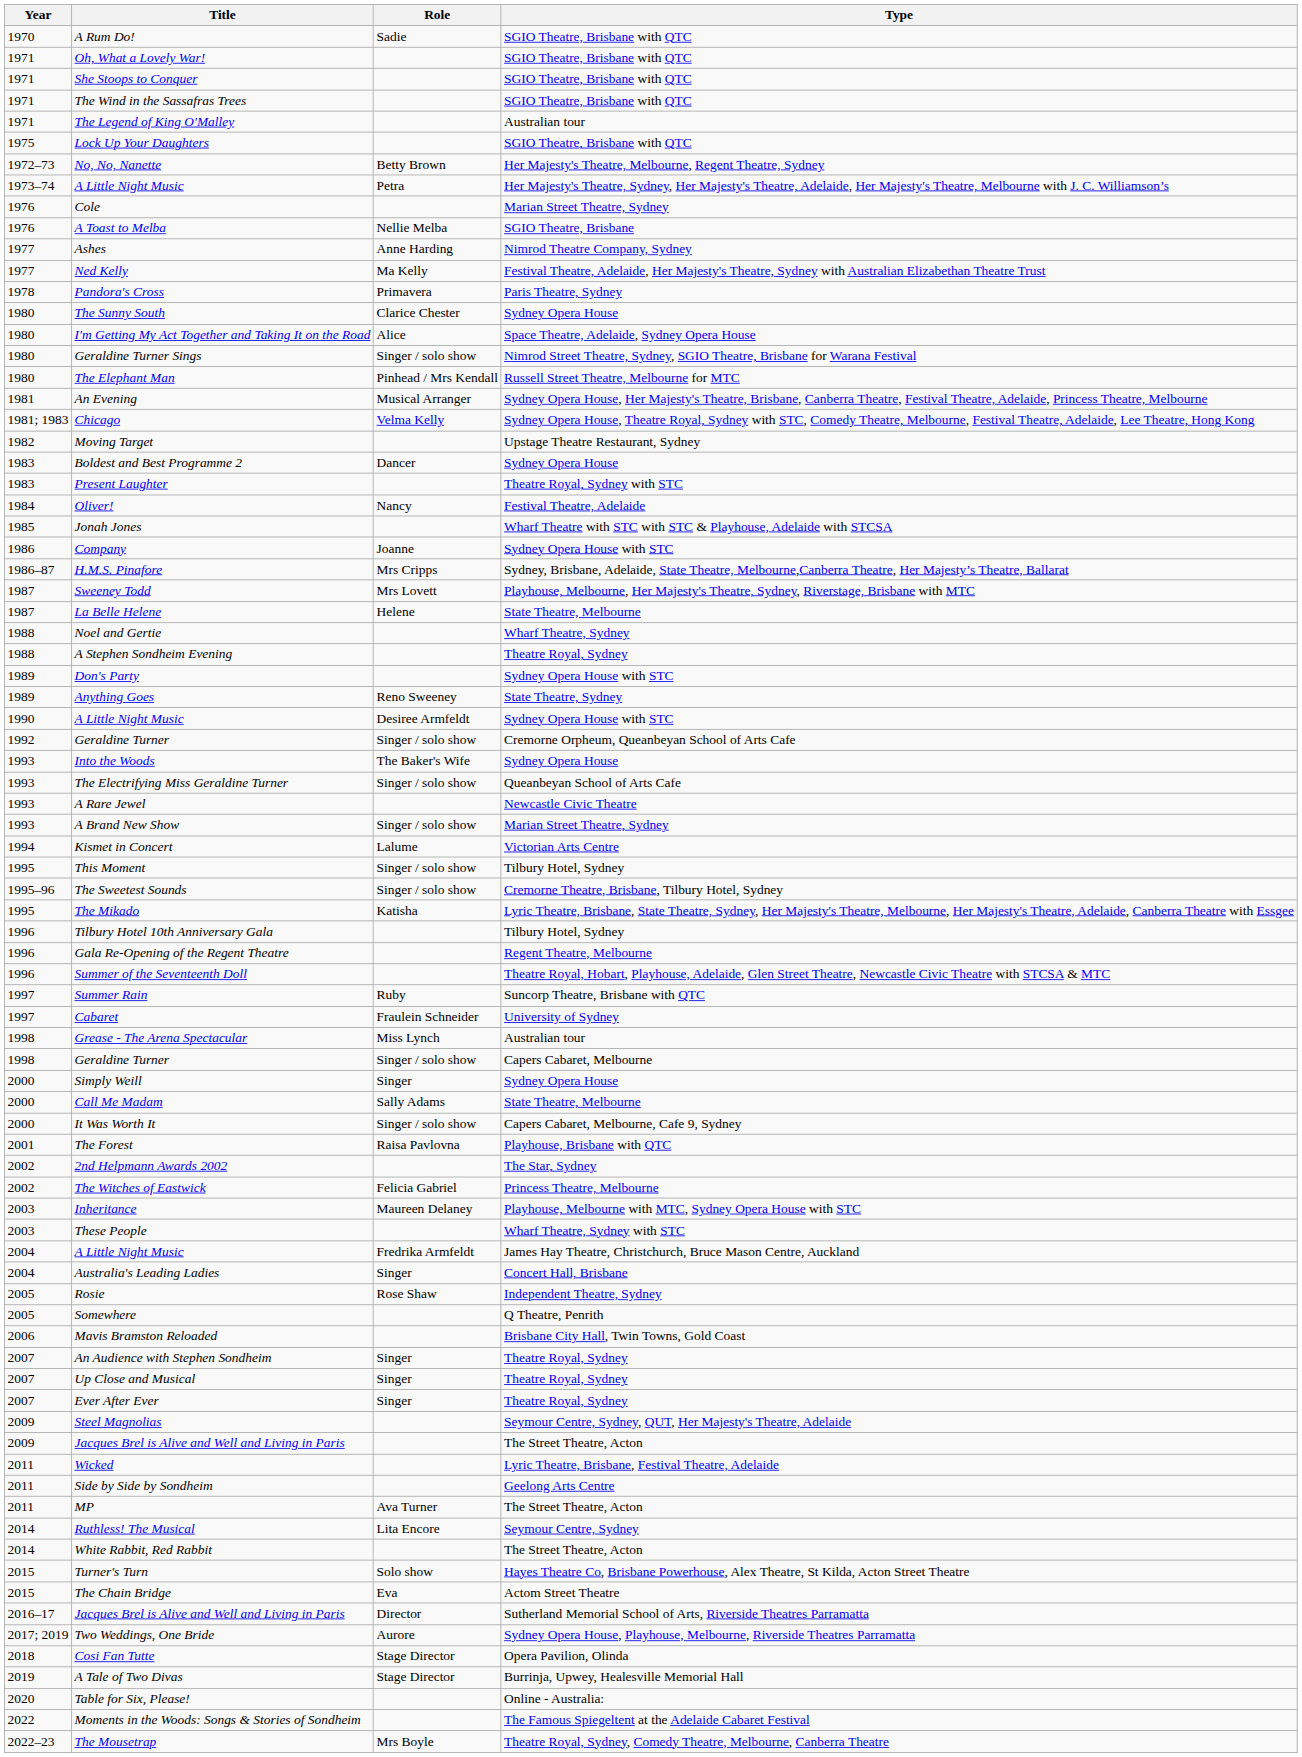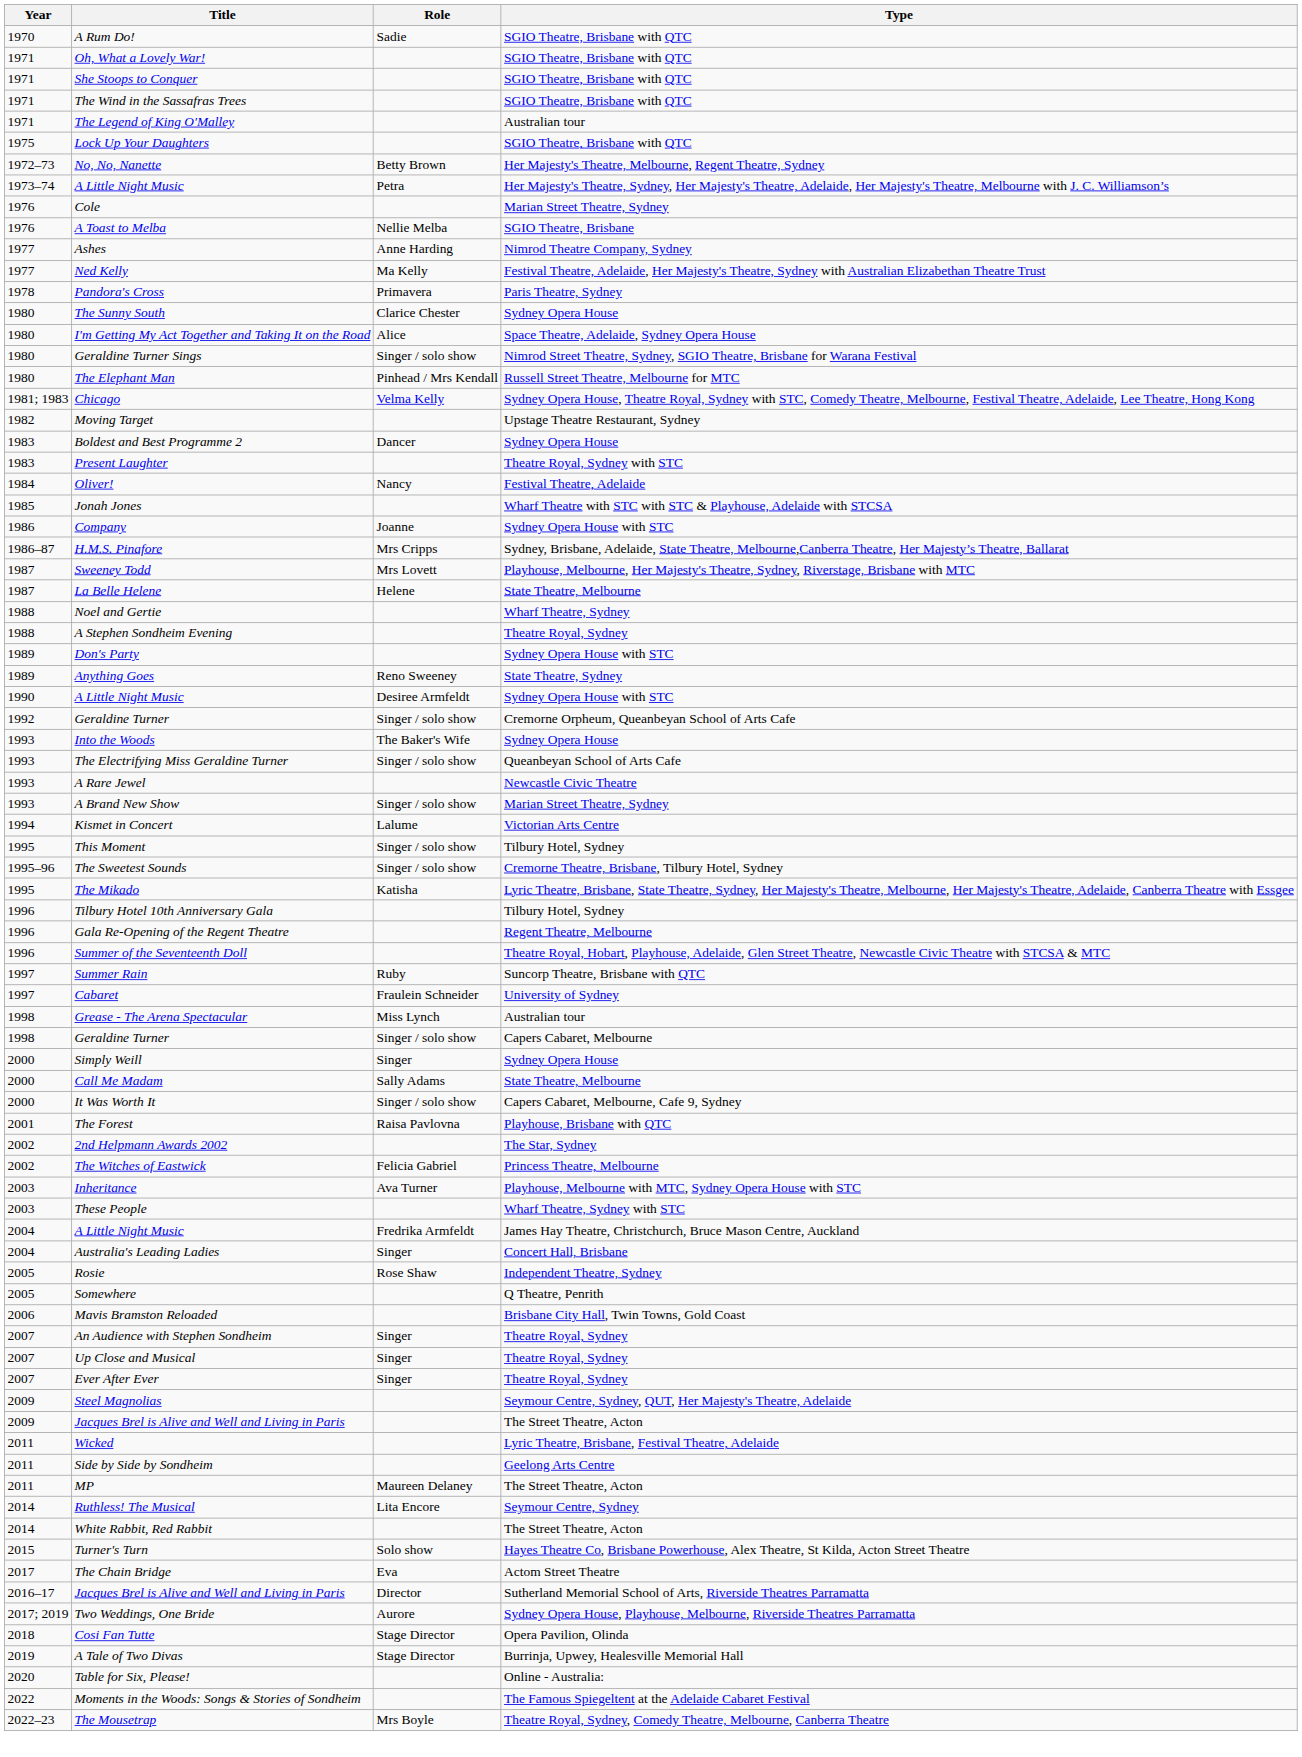- row: (106, 398)
(425, 1208) Maureen Delaney -> (407, 1187) Ava Turner
(407, 1507) Ava Turner -> (425, 1485) Maureen Delaney
(21, 1592) 2015 -> (21, 1571) 2017
